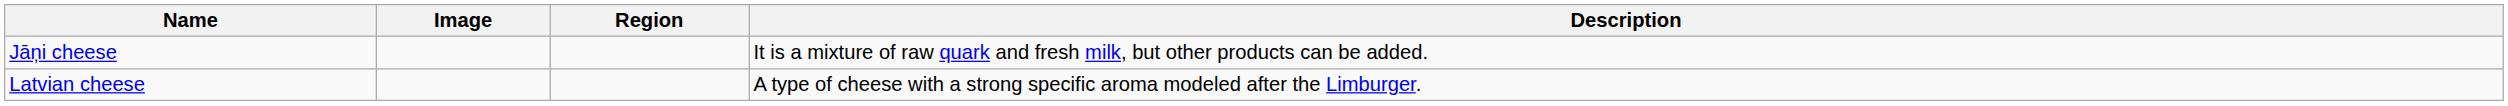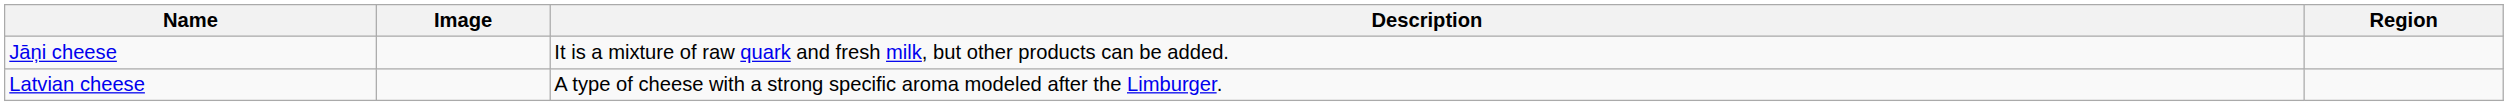columns swapped: (649, 20) <-> (1626, 20)
